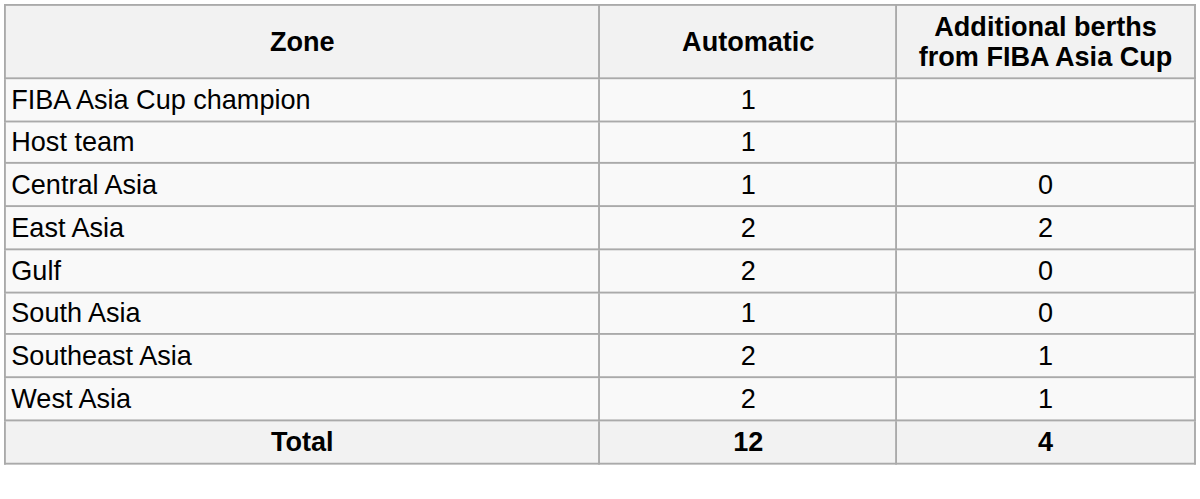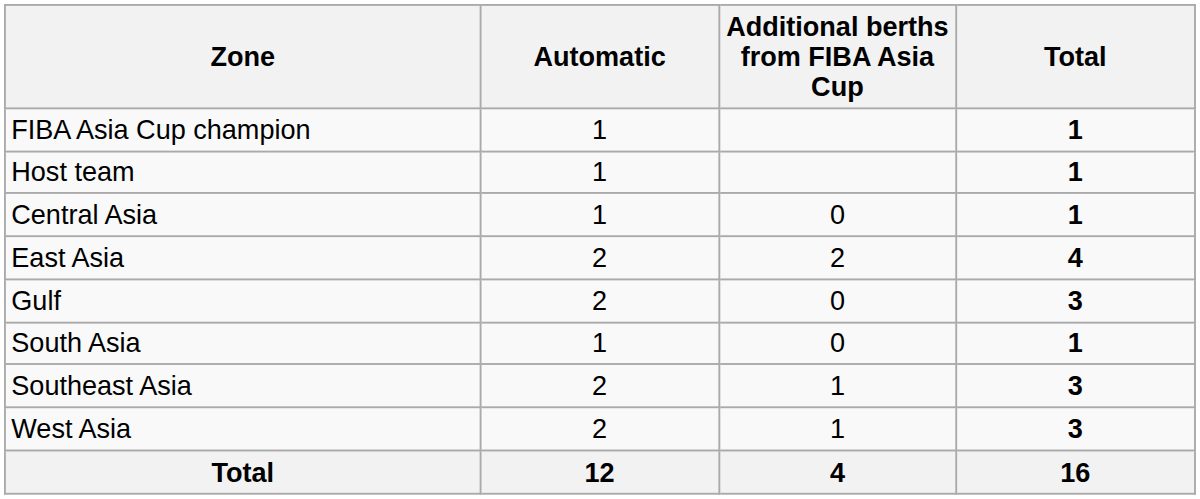+ column: (1075, 57)
